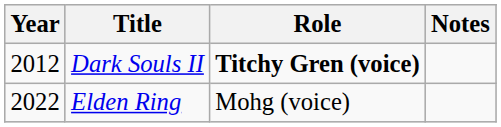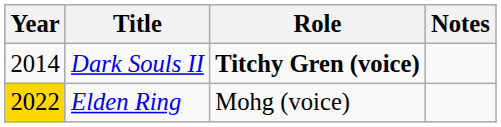(35, 63) 2012 -> (35, 63) 2014
(35, 102) no background -> (35, 102) gold background
